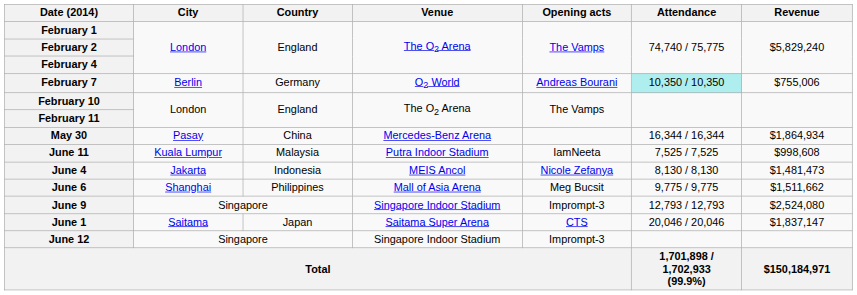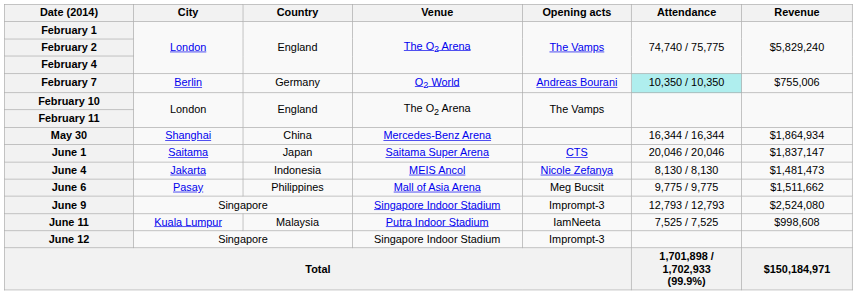(188, 136) Pasay -> (188, 136) Shanghai
rows swapped: (69, 222) <-> (69, 153)
(188, 187) Shanghai -> (188, 187) Pasay
